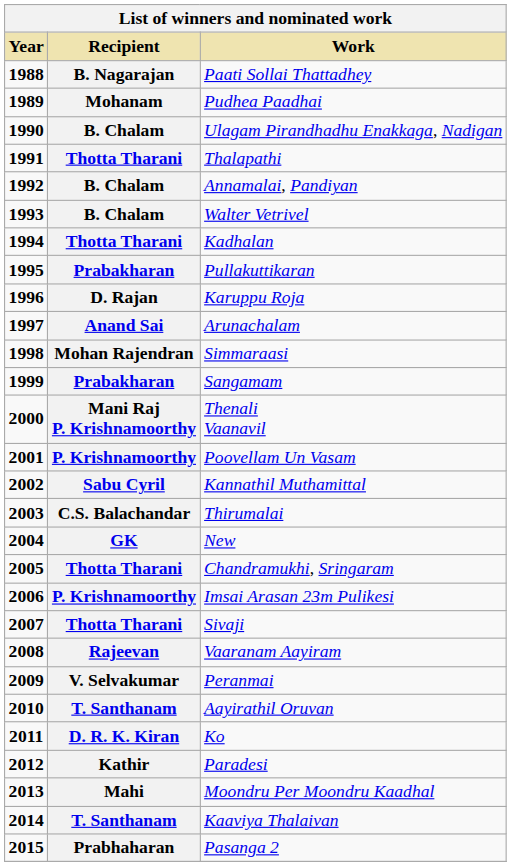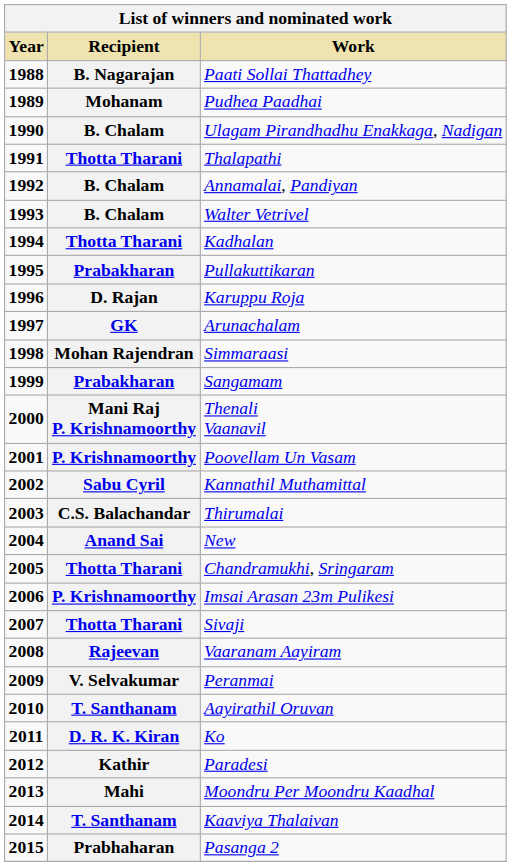(124, 325) Anand Sai -> (124, 325) GK
(124, 540) GK -> (124, 540) Anand Sai
